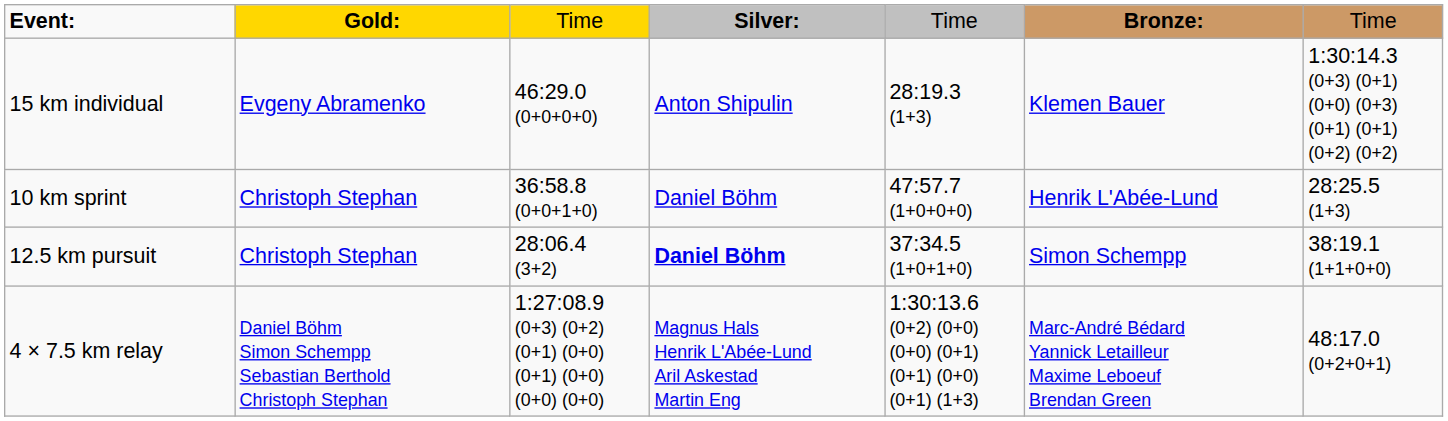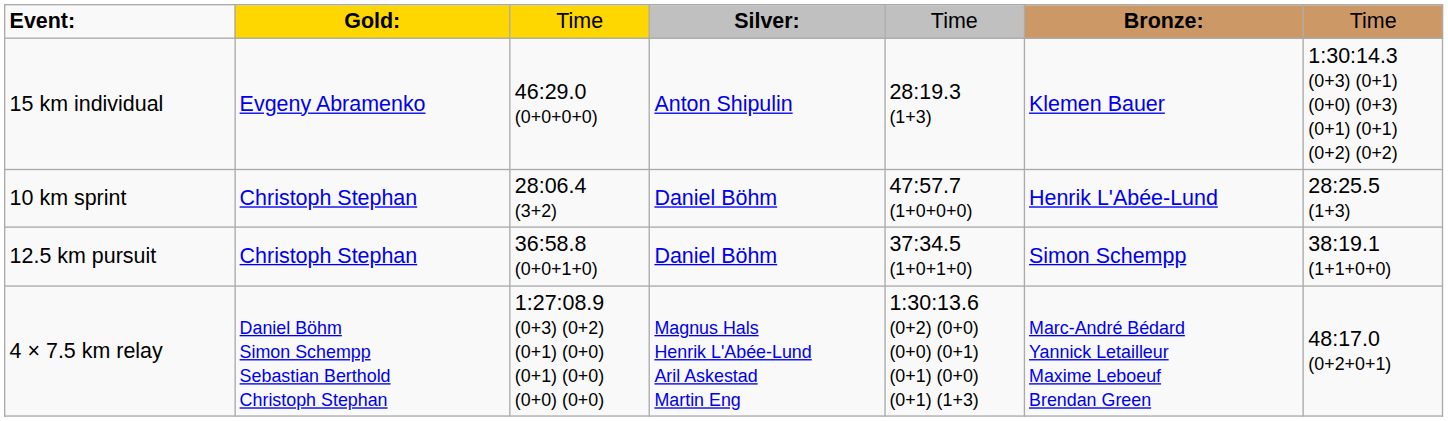(556, 198) 36:58.8 (0+0+1+0) -> (551, 198) 28:06.4 (3+2)
(551, 256) 28:06.4 (3+2) -> (556, 256) 36:58.8 (0+0+1+0)
(720, 256) bold -> (716, 256) normal
